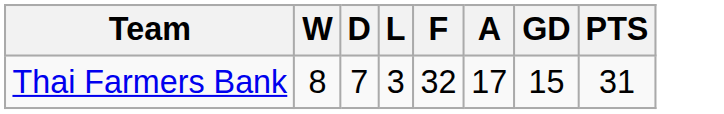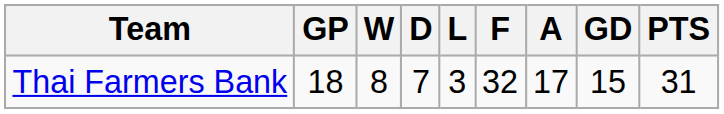+ column: (326, 30)
